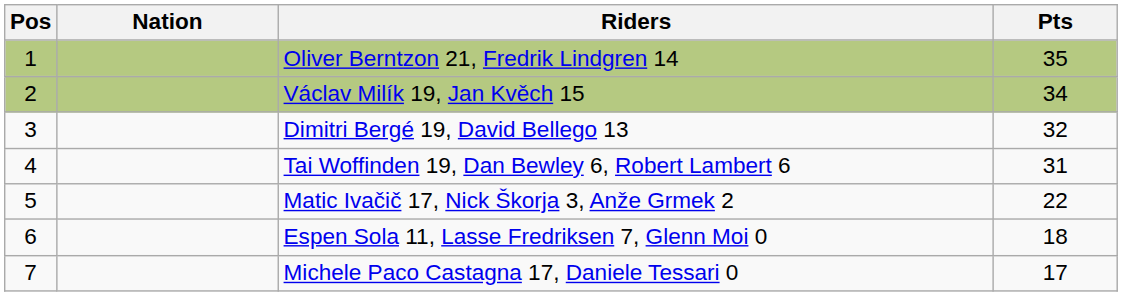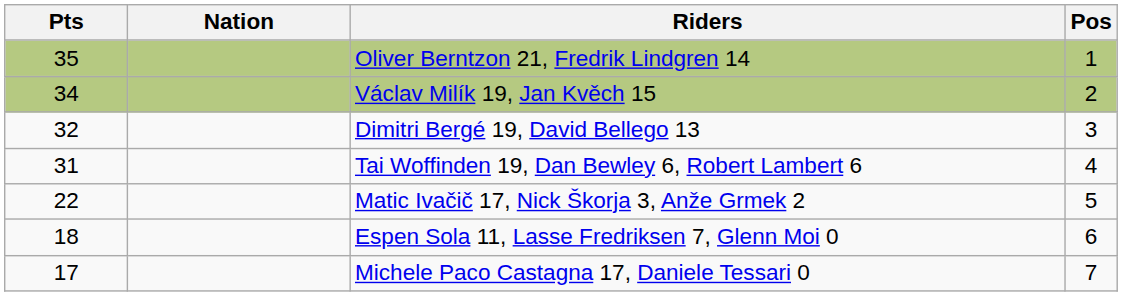columns swapped: (31, 22) <-> (1055, 22)
